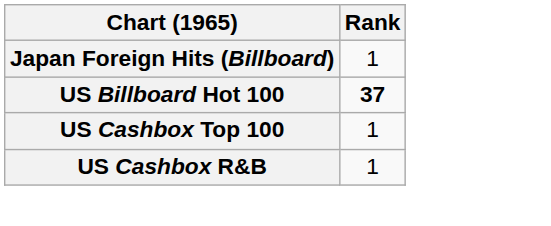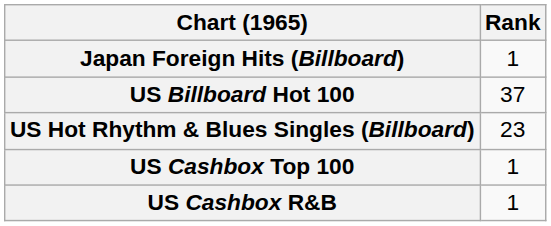(373, 94) bold -> (513, 94) normal
+ row: (242, 130)
